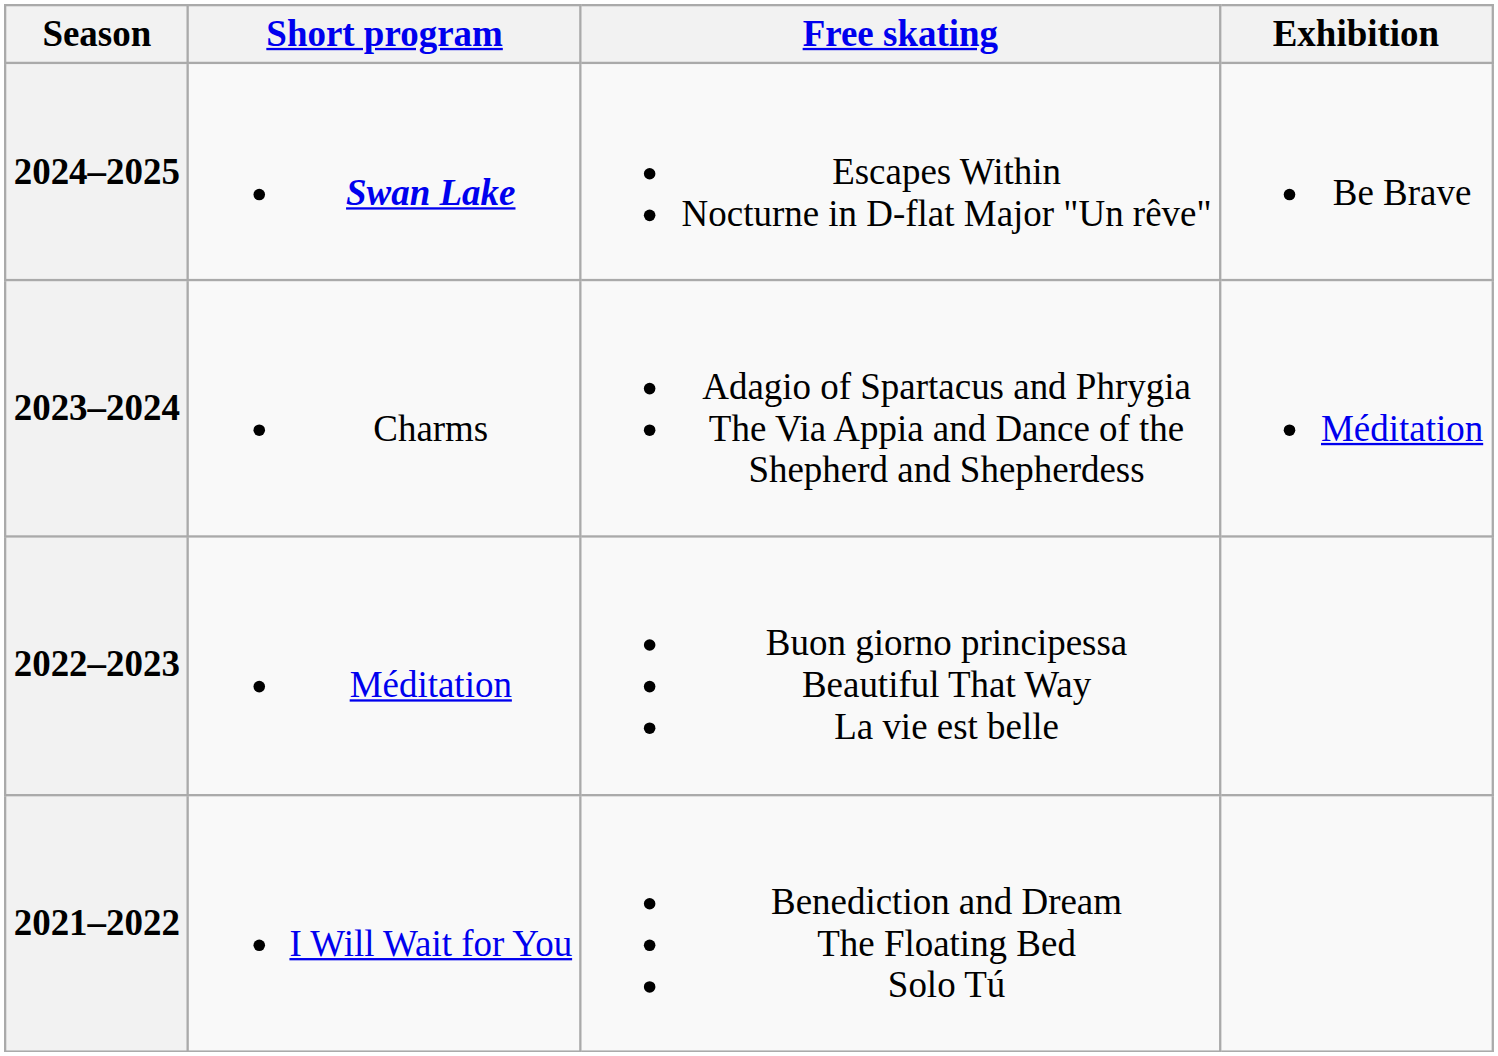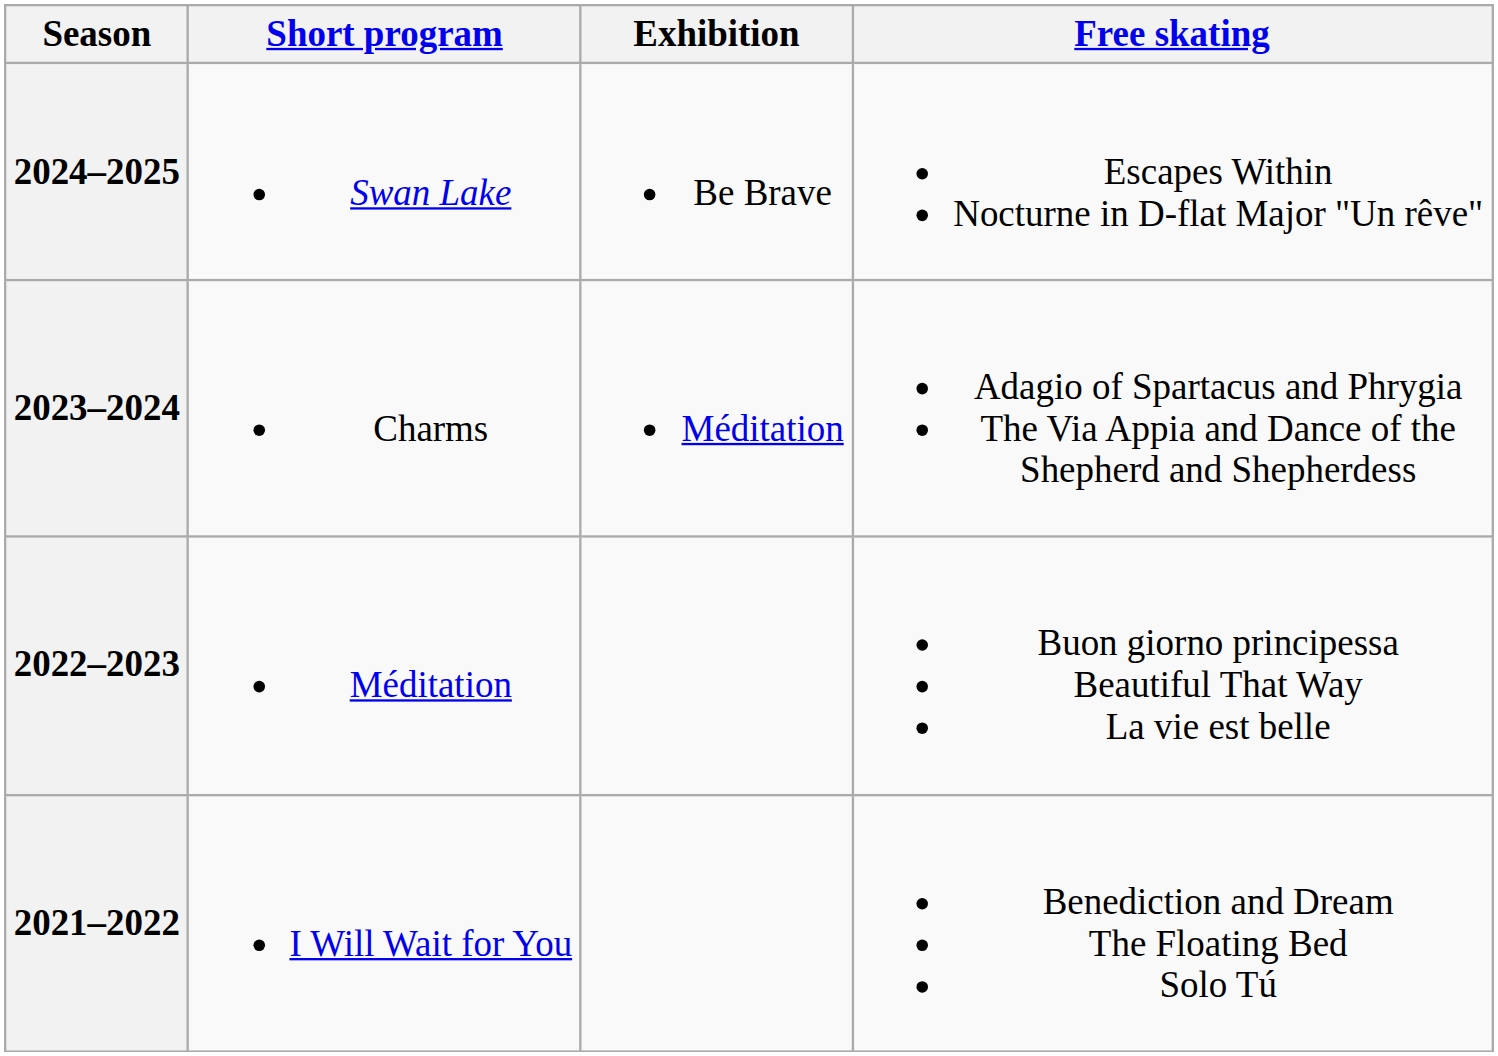columns swapped: (900, 33) <-> (1356, 33)
(385, 192) bold -> (385, 192) normal
